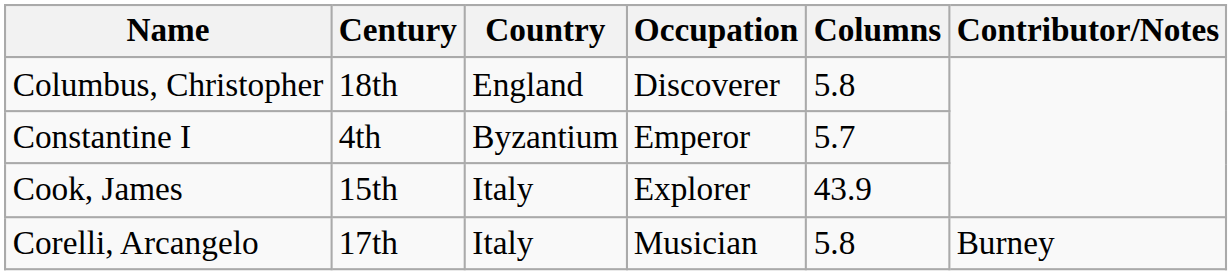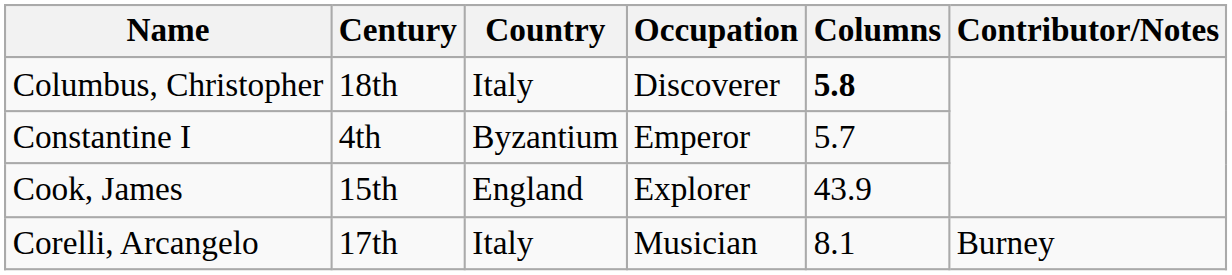(528, 83) England -> (503, 83) Italy
(834, 83) normal -> (834, 83) bold
(503, 189) Italy -> (528, 189) England
(834, 242) 5.8 -> (834, 242) 8.1
